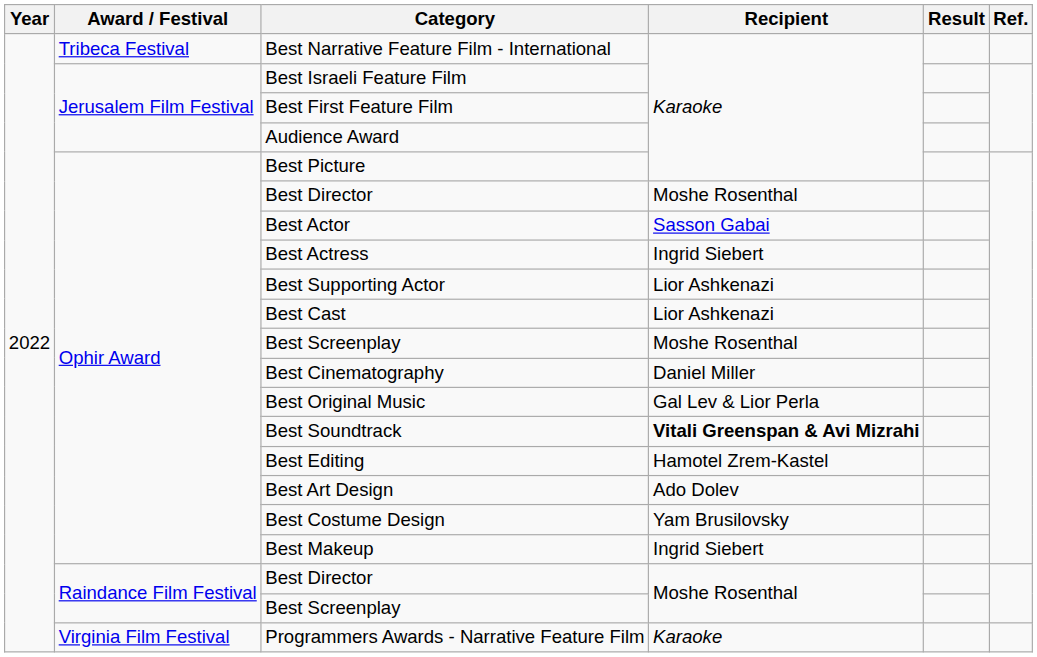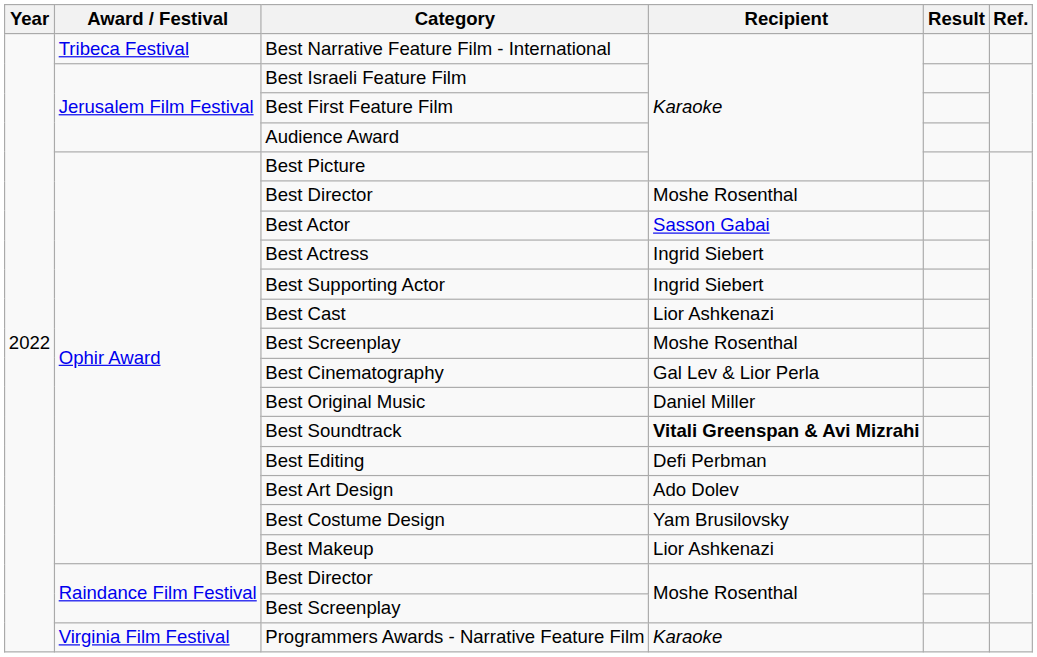(713, 284) Lior Ashkenazi -> (708, 284) Ingrid Siebert
(704, 372) Daniel Miller -> (736, 372) Gal Lev & Lior Perla
(736, 401) Gal Lev & Lior Perla -> (704, 401) Daniel Miller
(741, 460) Hamotel Zrem-Kastel -> (710, 460) Defi Perbman
(708, 549) Ingrid Siebert -> (713, 549) Lior Ashkenazi
